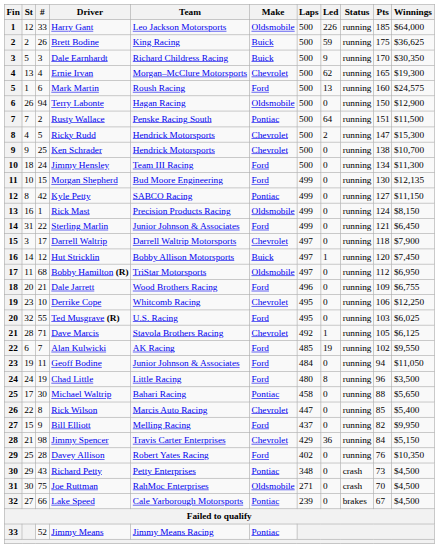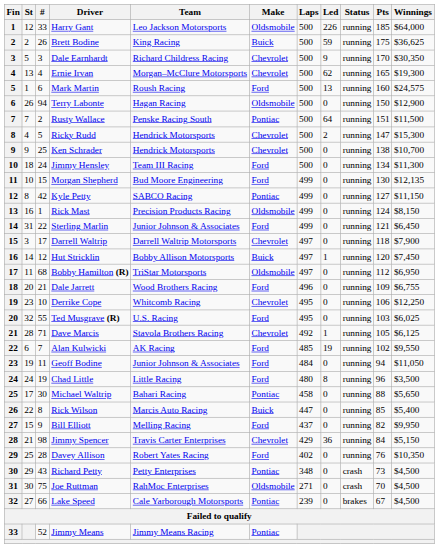(263, 58) Buick -> (270, 58) Chevrolet
(270, 409) Chevrolet -> (263, 409) Buick
